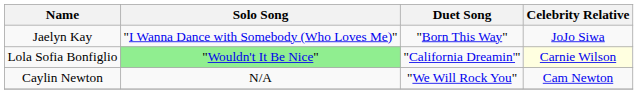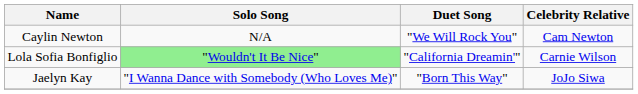rows swapped: (62, 36) <-> (62, 78)
(578, 57) lightyellow background -> (578, 57) no background
